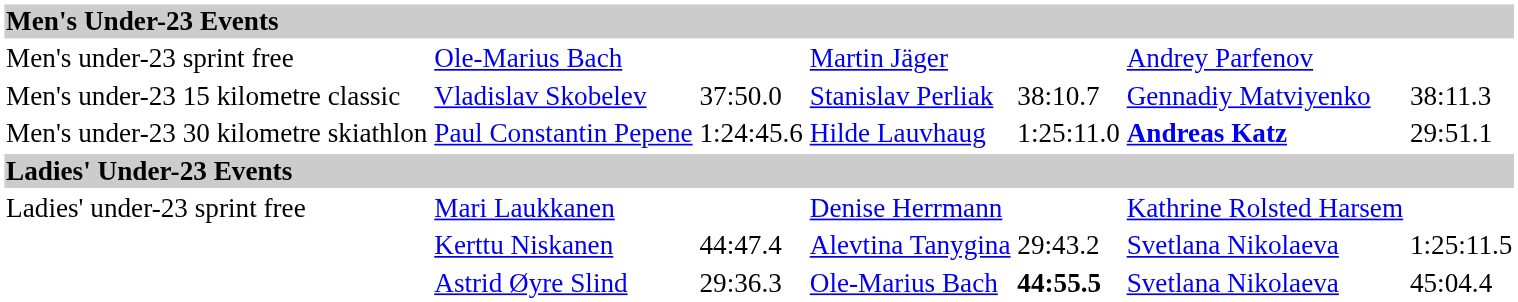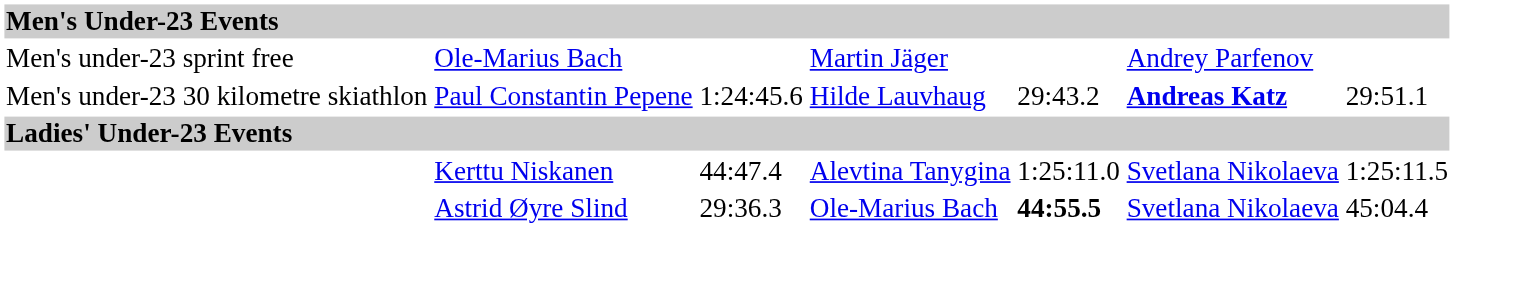- row: (540, 95)
(1069, 133) 1:25:11.0 -> (1059, 95) 29:43.2
- row: (525, 208)
(1059, 245) 29:43.2 -> (1069, 170) 1:25:11.0
